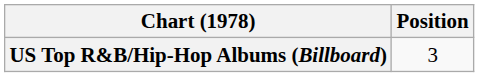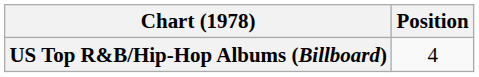(433, 54) 3 -> (433, 54) 4
